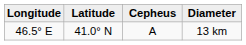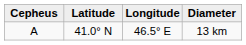columns swapped: (153, 13) <-> (34, 13)
